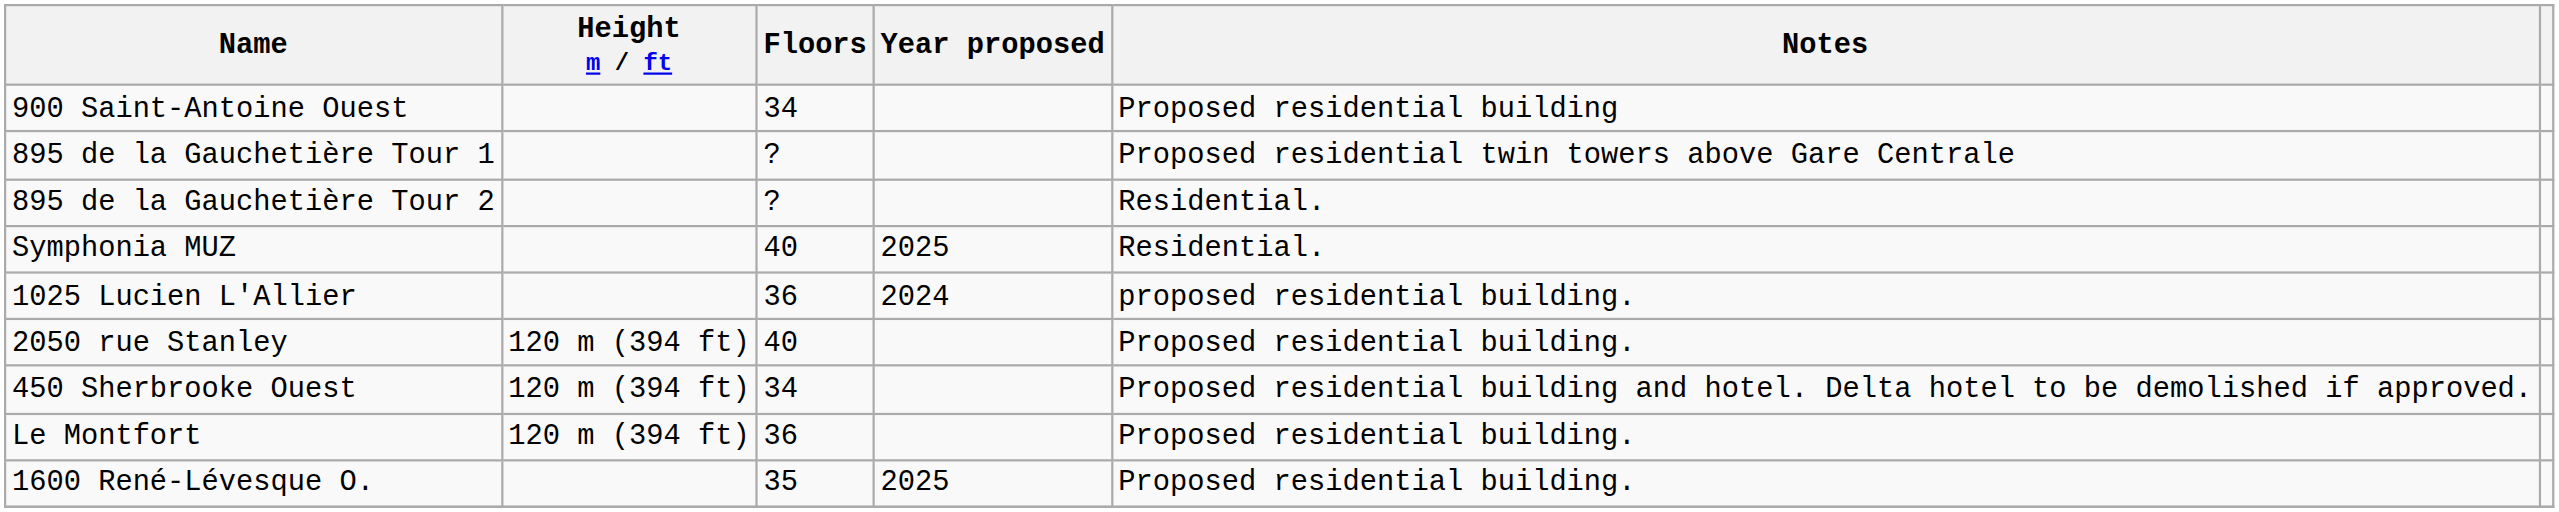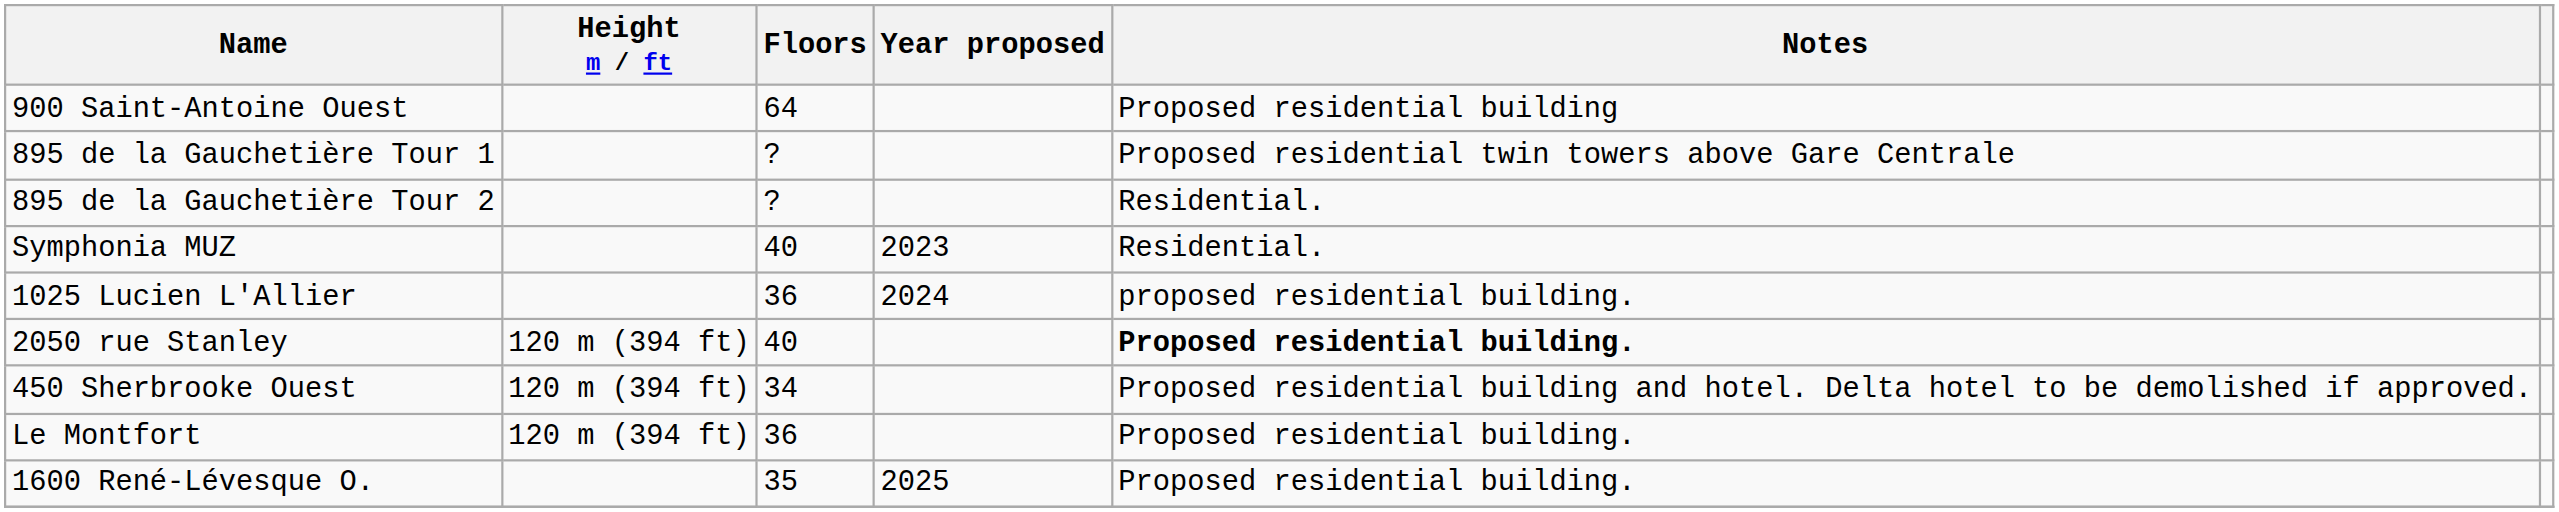(781, 108) 34 -> (781, 108) 64
(915, 249) 2025 -> (915, 249) 2023
(1377, 343) normal -> (1377, 343) bold
